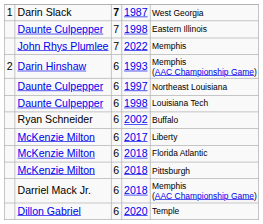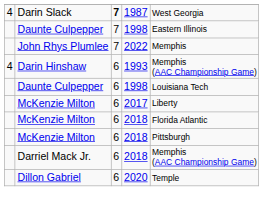(10, 12) 1 -> (10, 12) 4
(10, 66) 2 -> (10, 66) 4
- row: (60, 86)
- row: (55, 120)
